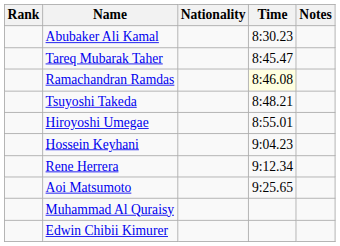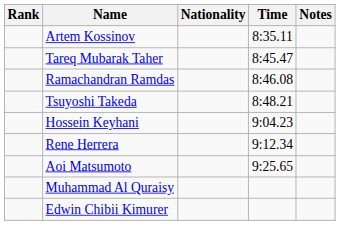- row: (102, 36)
+ row: (90, 36)
(272, 79) lightyellow background -> (272, 79) no background
- row: (97, 123)
